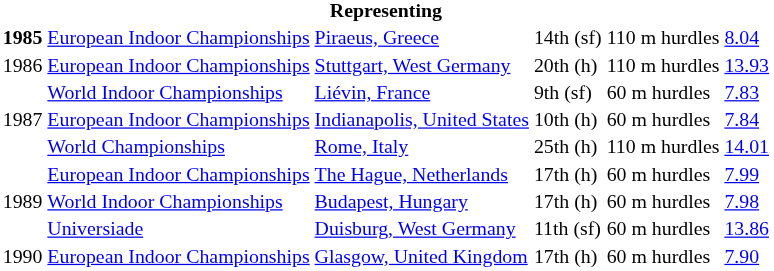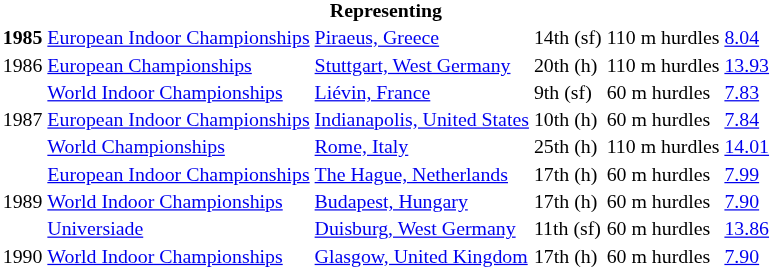(179, 65) European Indoor Championships -> (150, 65) European Championships
(742, 201) 7.98 -> (742, 201) 7.90
(179, 256) European Indoor Championships -> (165, 256) World Indoor Championships
